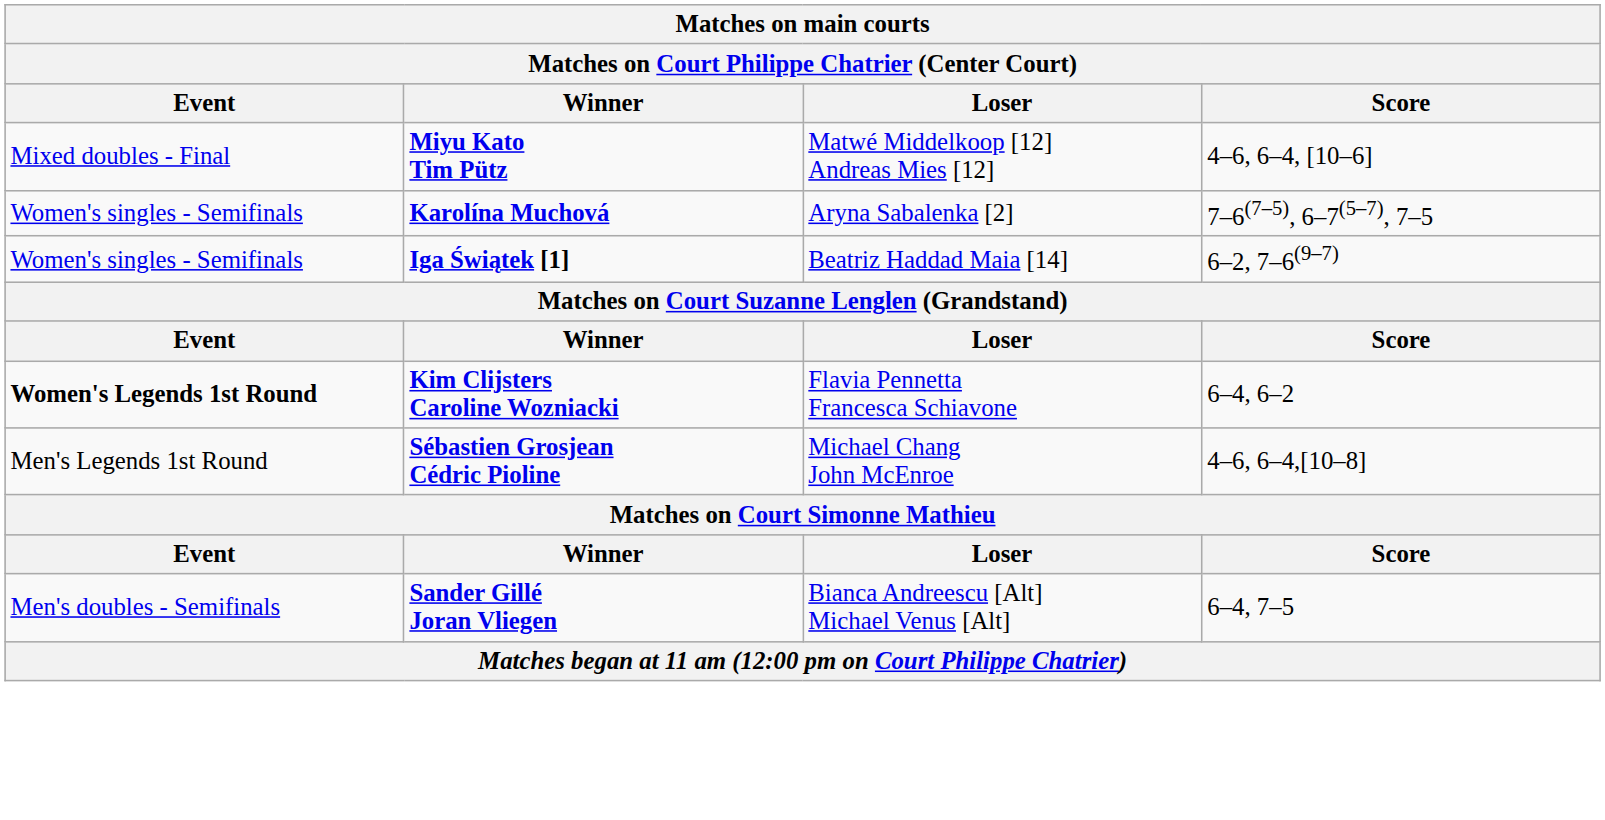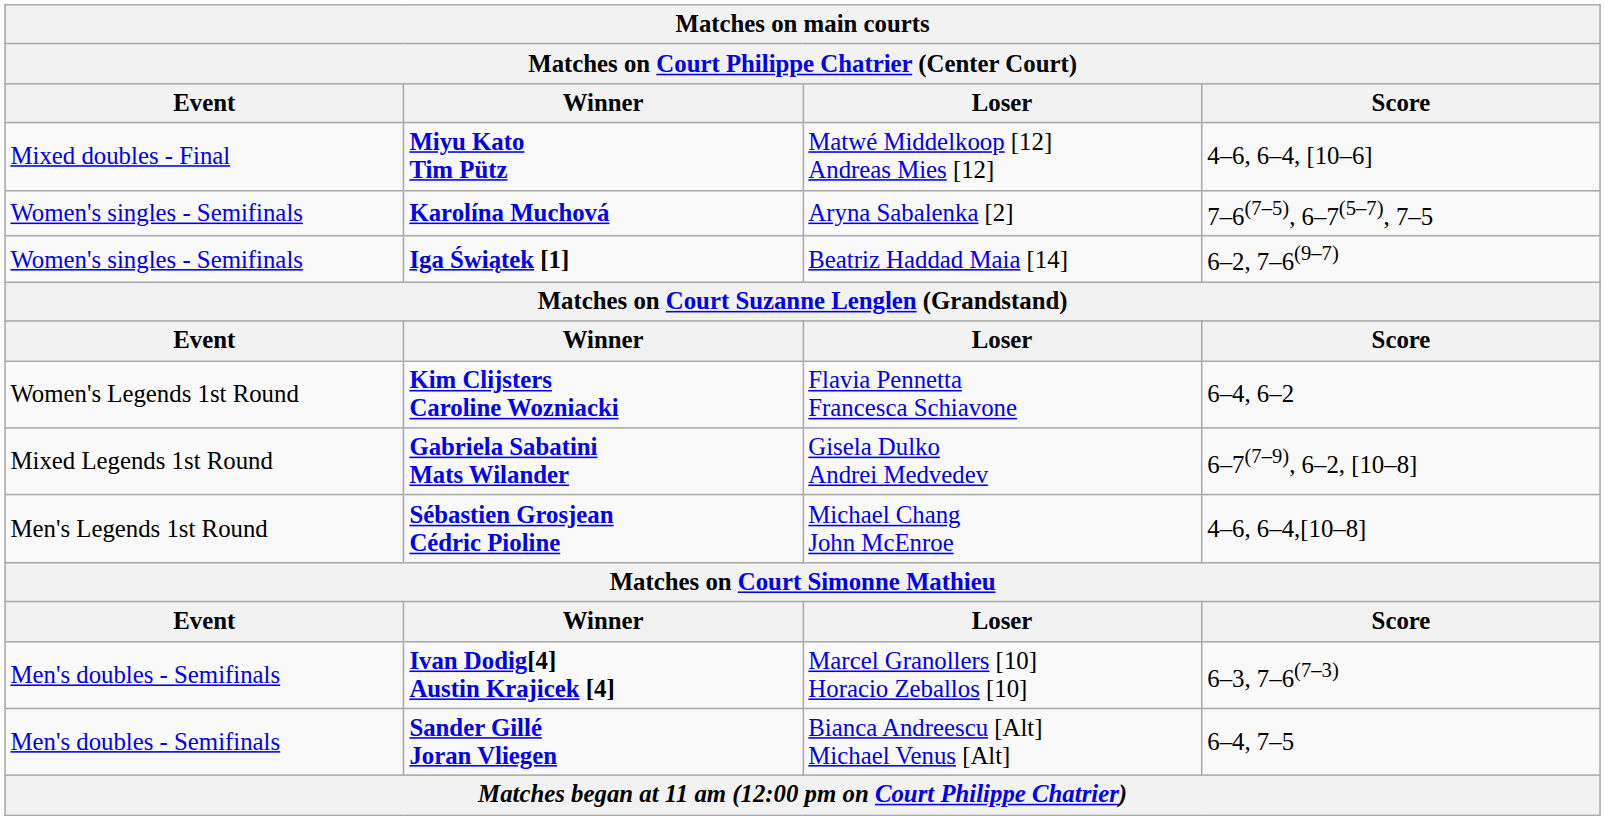(164, 394) bold -> (155, 394) normal
+ row: (503, 461)
+ row: (512, 674)
